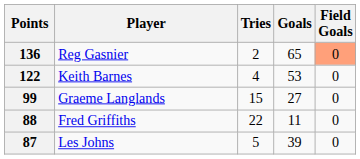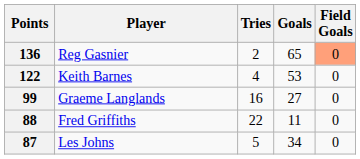(256, 98) 15 -> (256, 98) 16
(295, 143) 39 -> (295, 143) 34
